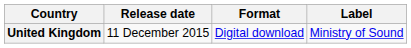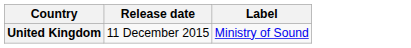- column: (259, 14)
